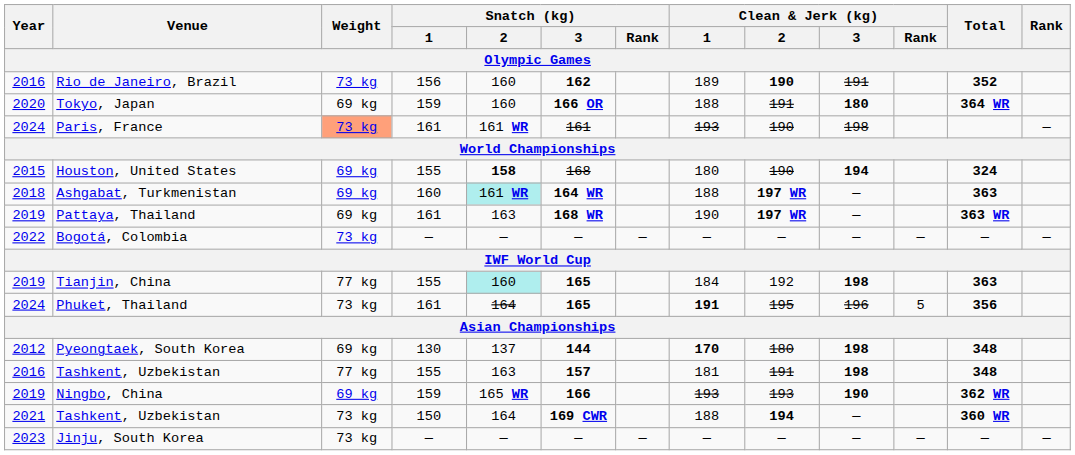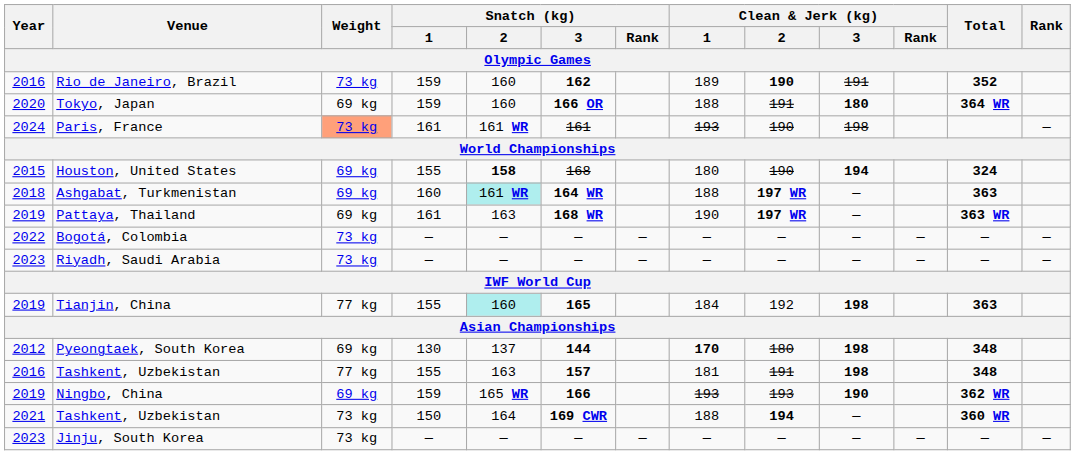(429, 82) 156 -> (429, 82) 159
+ row: (29, 260)
- row: (29, 305)
